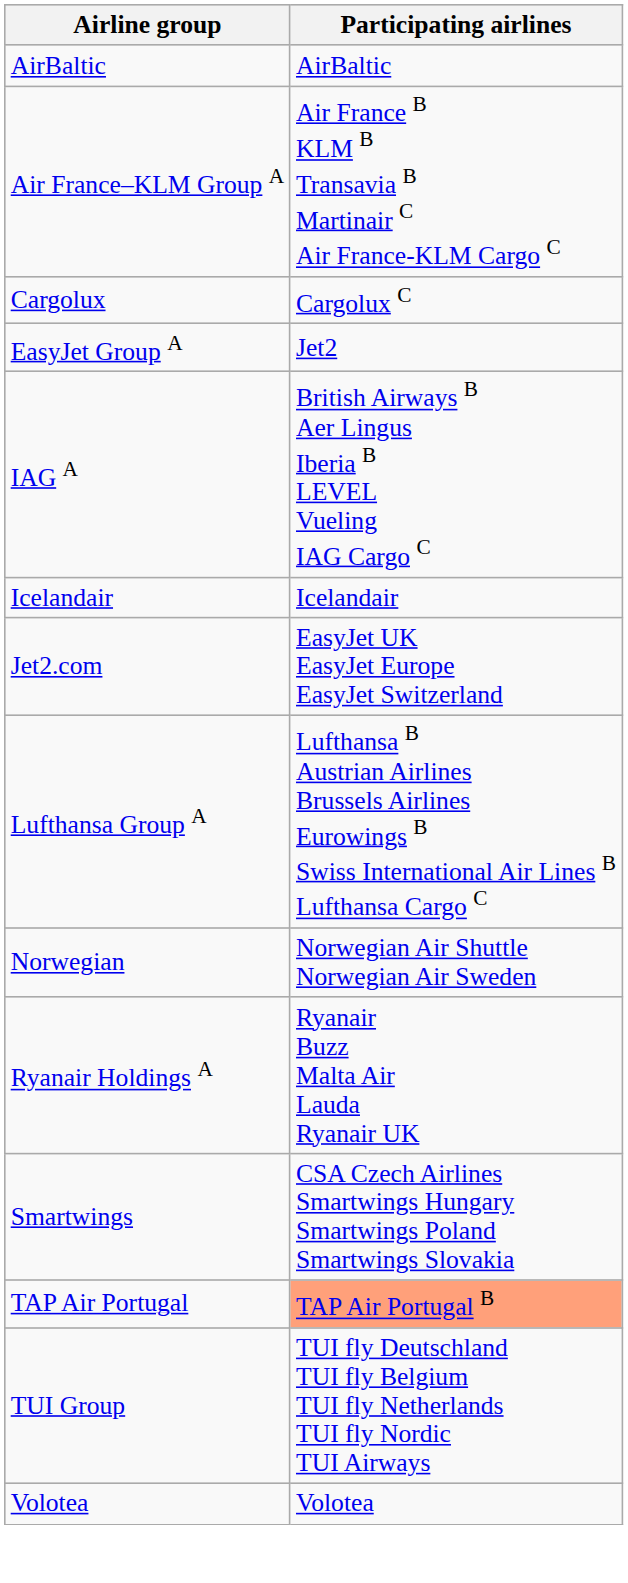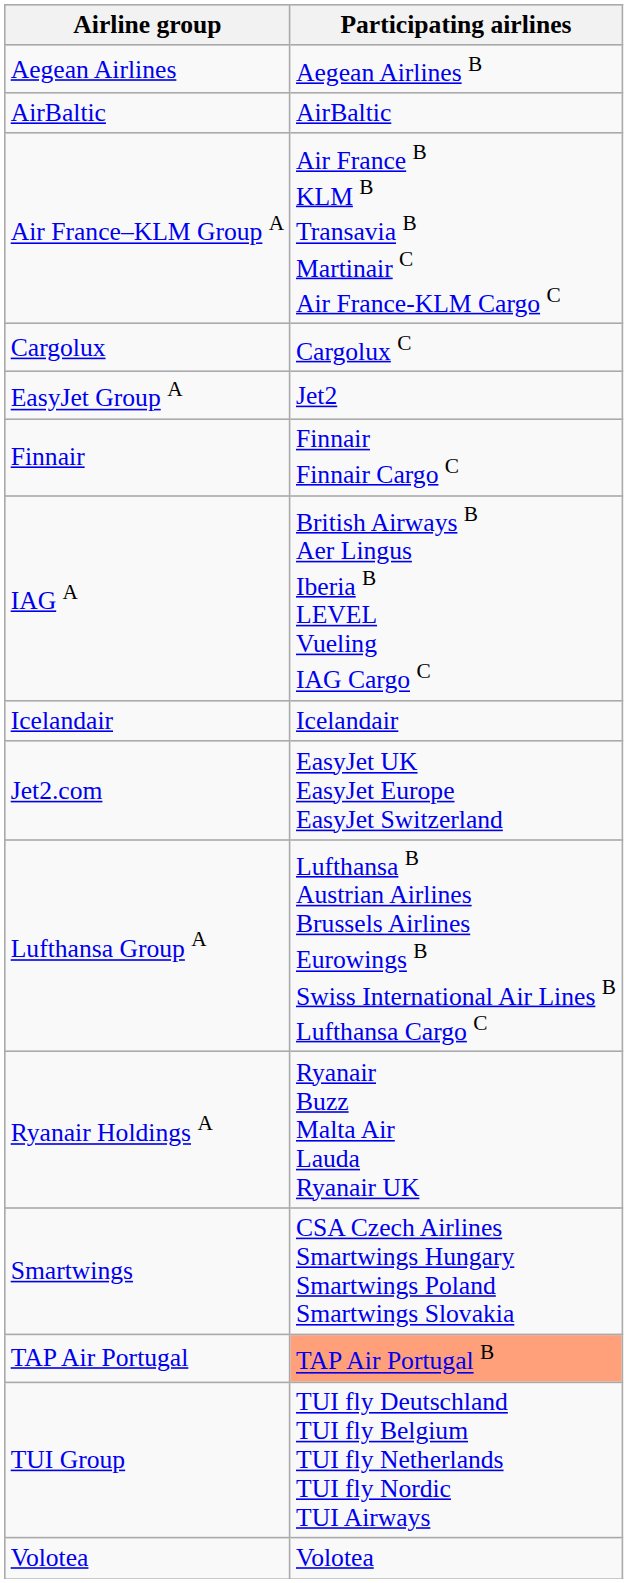+ row: (94, 68)
+ row: (48, 456)
- row: (68, 962)
